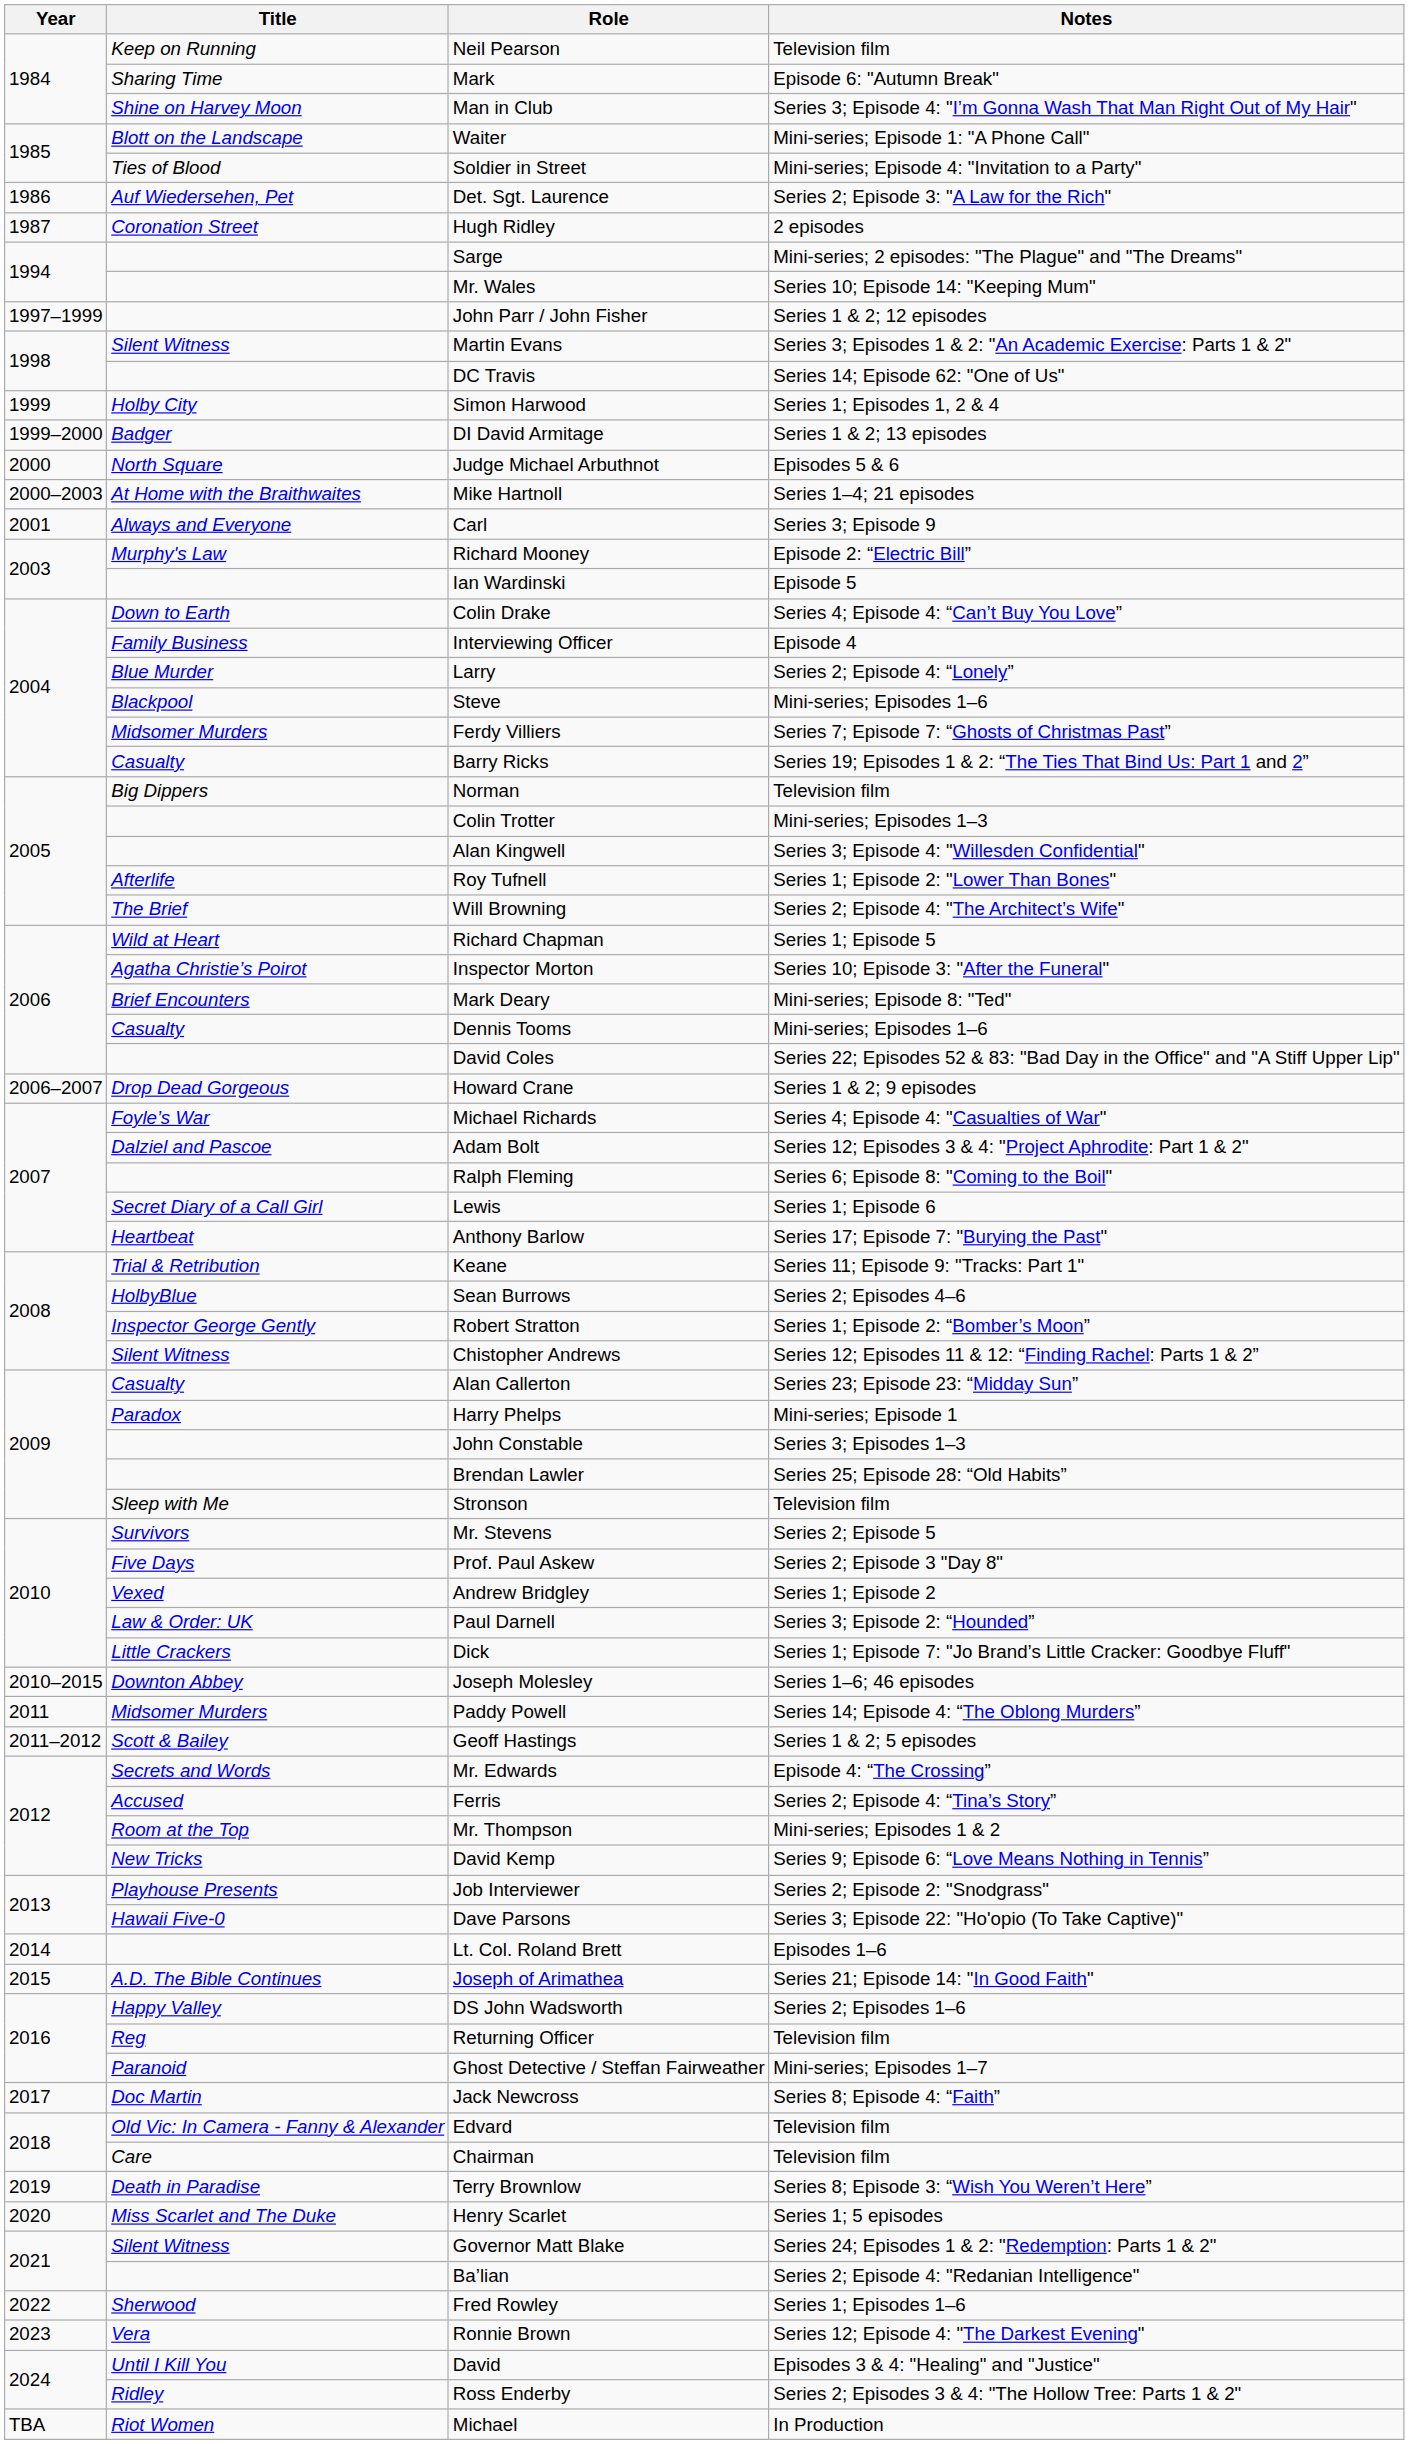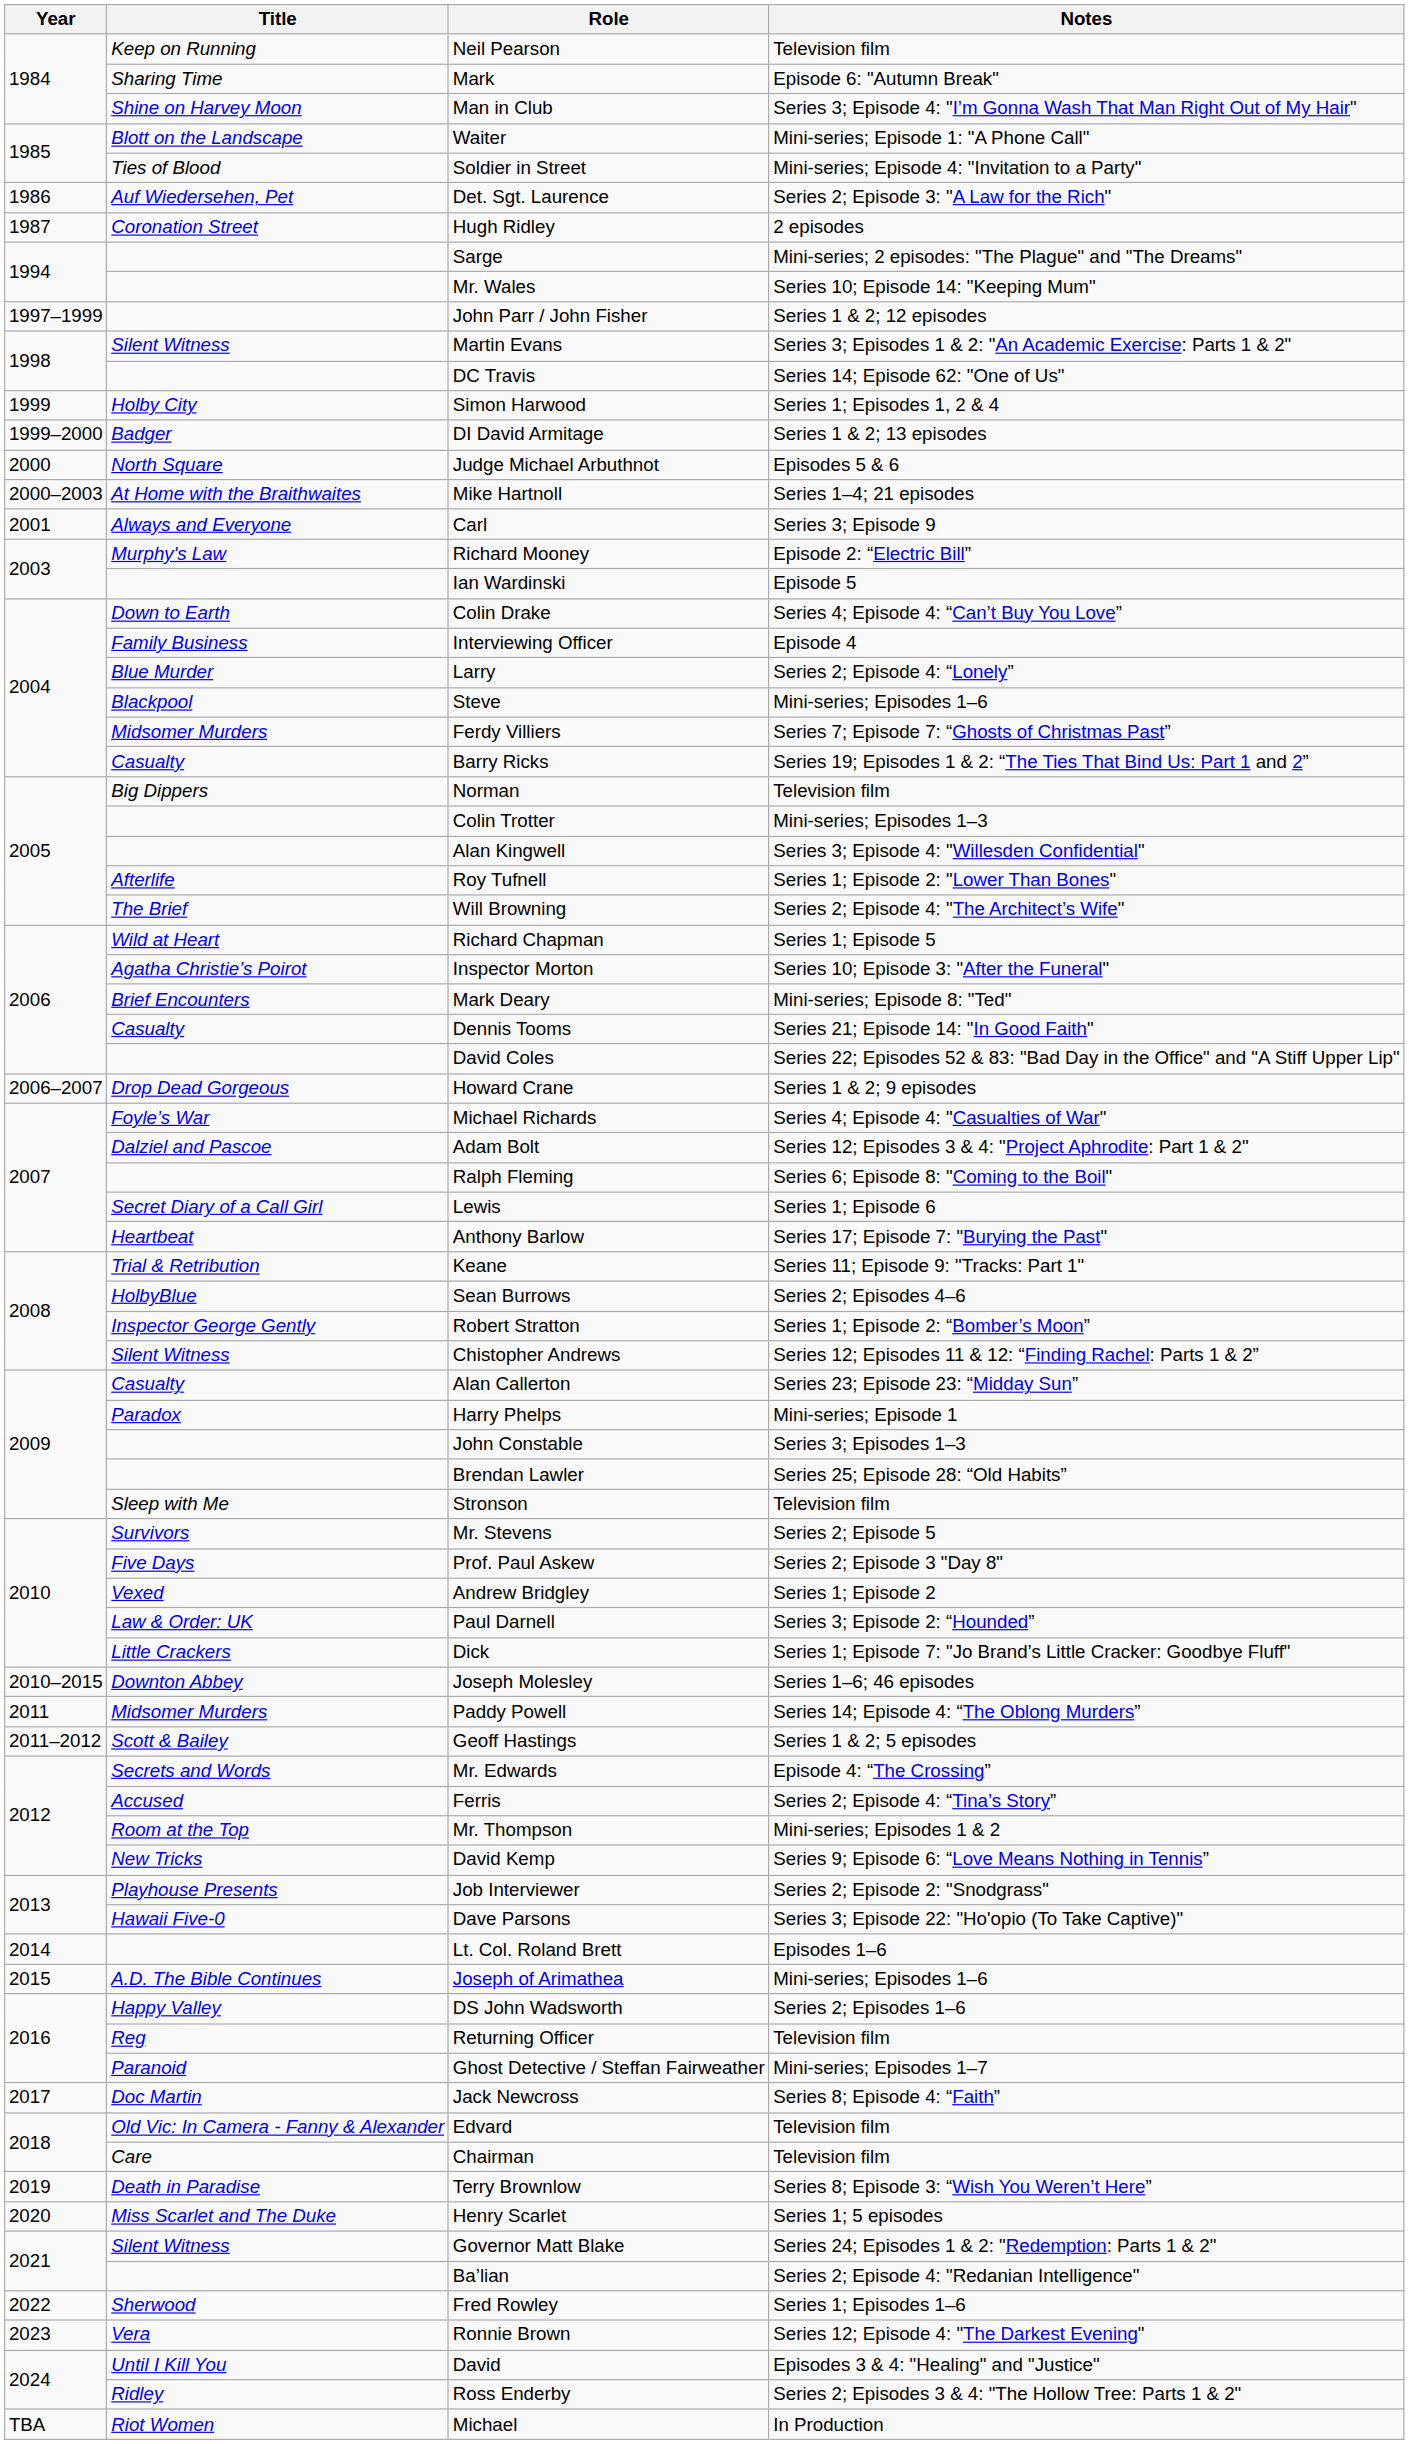(880, 1028) Mini-series; Episodes 1–6 -> (933, 1028) Series 21; Episode 14: "In Good Faith"
(933, 1978) Series 21; Episode 14: "In Good Faith" -> (880, 1978) Mini-series; Episodes 1–6
